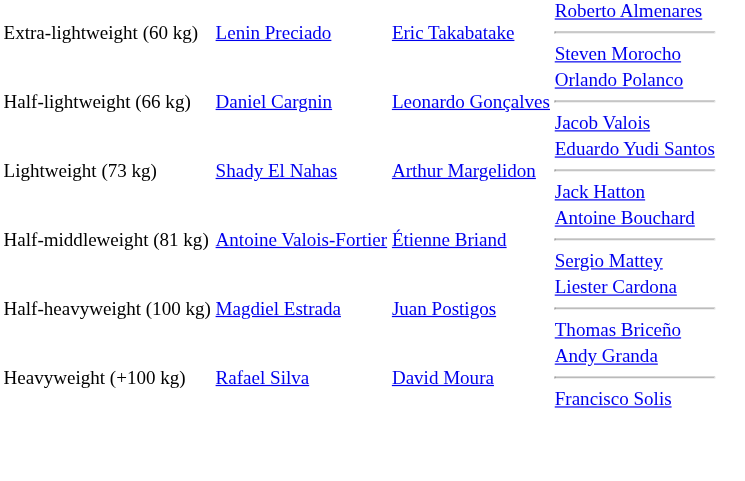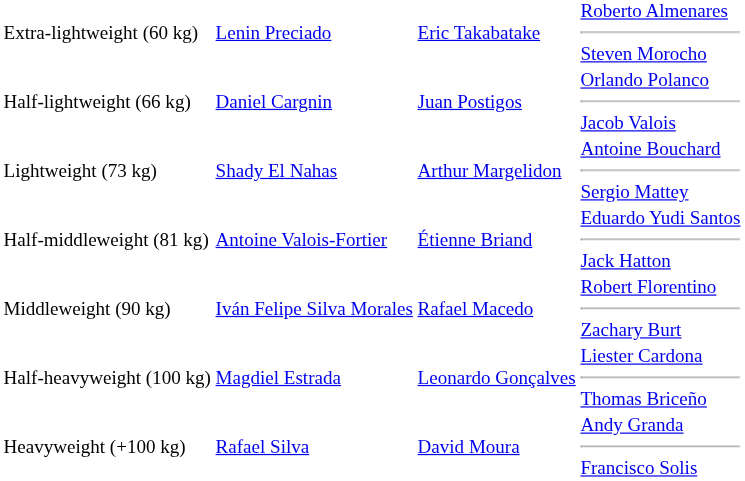(471, 101) Leonardo Gonçalves -> (470, 101) Juan Postigos
(635, 170) Eduardo Yudi Santos Jack Hatton -> (660, 170) Antoine Bouchard Sergio Mattey
(635, 239) Antoine Bouchard Sergio Mattey -> (660, 239) Eduardo Yudi Santos Jack Hatton
+ row: (87, 308)
(444, 308) Juan Postigos -> (497, 377) Leonardo Gonçalves
